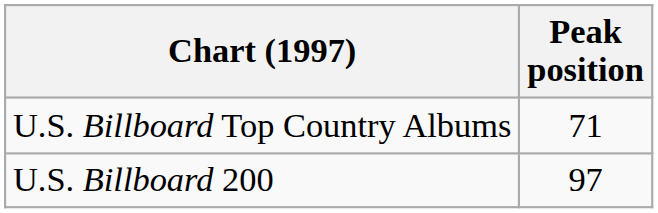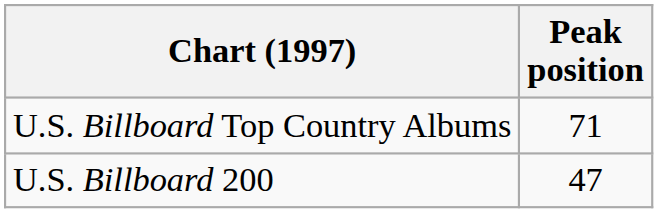(586, 179) 97 -> (586, 179) 47
